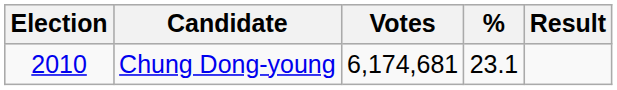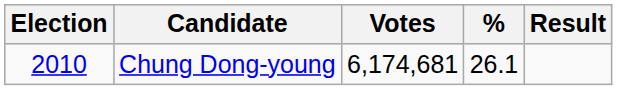(494, 63) 23.1 -> (494, 63) 26.1
